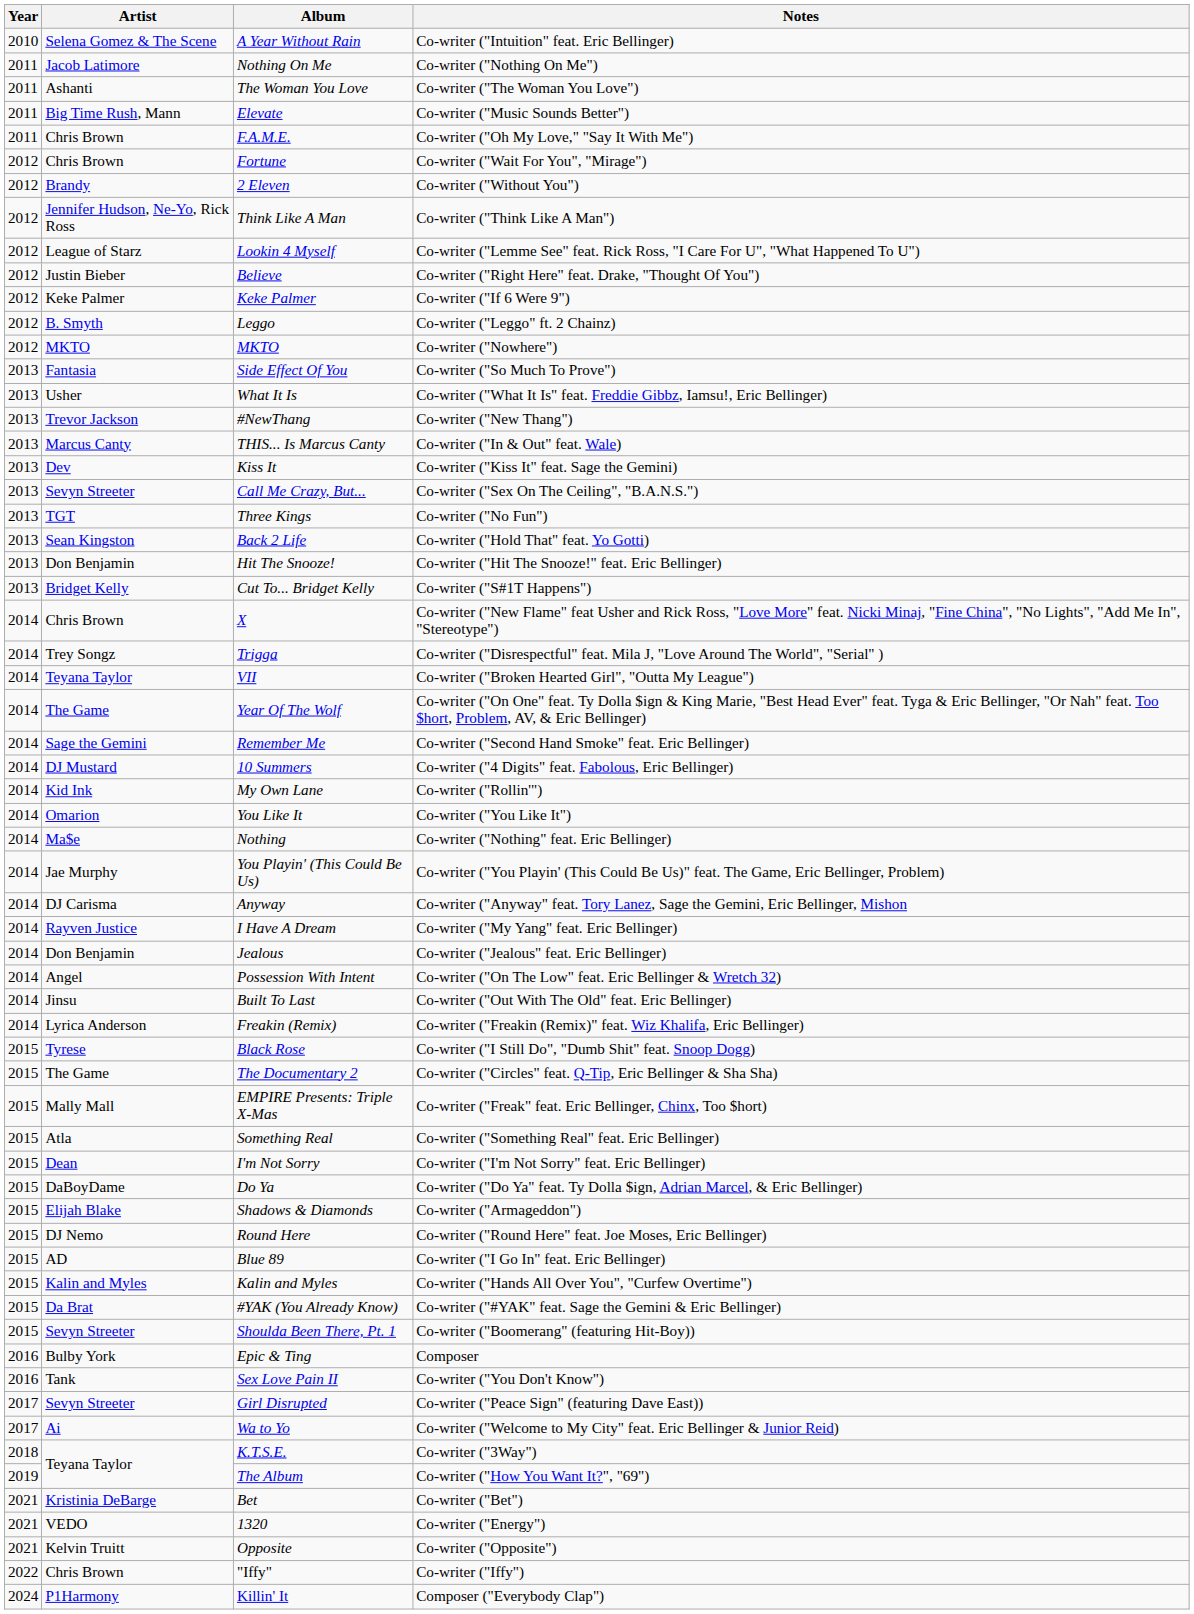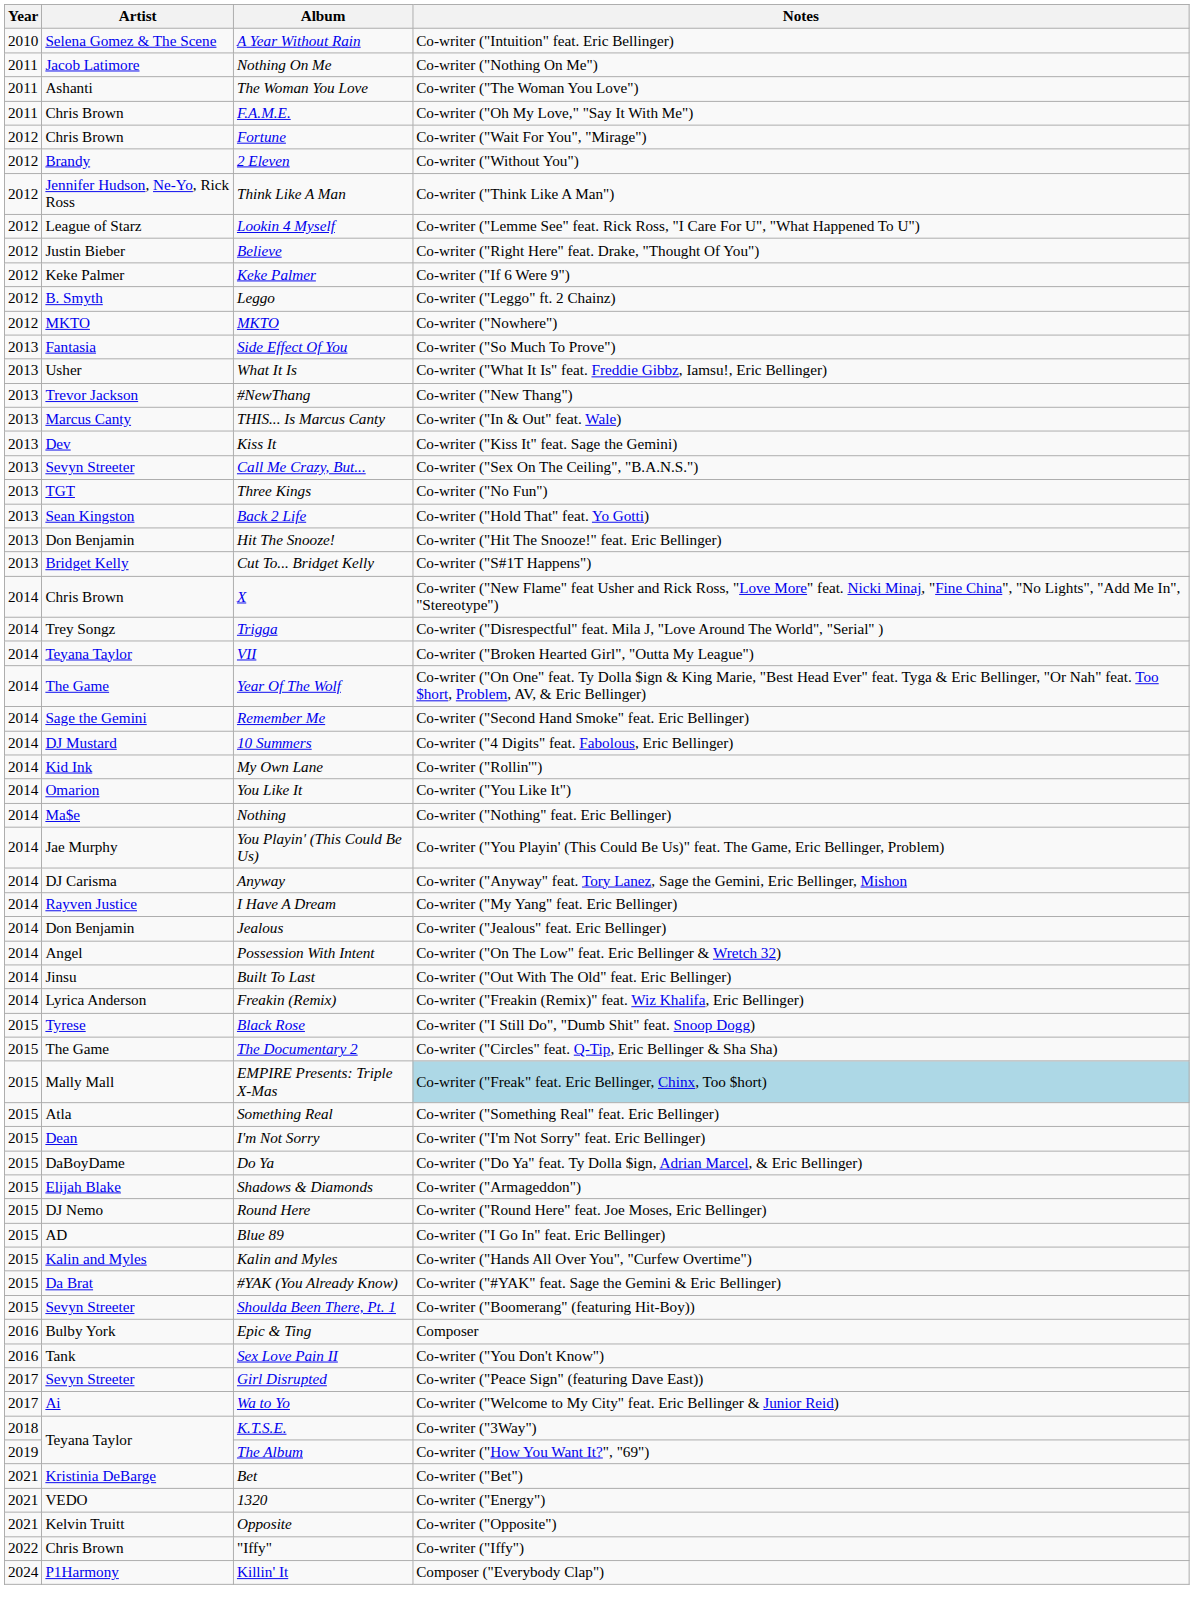- row: (260, 112)
(592, 1105) no background -> (592, 1081) lightblue background
